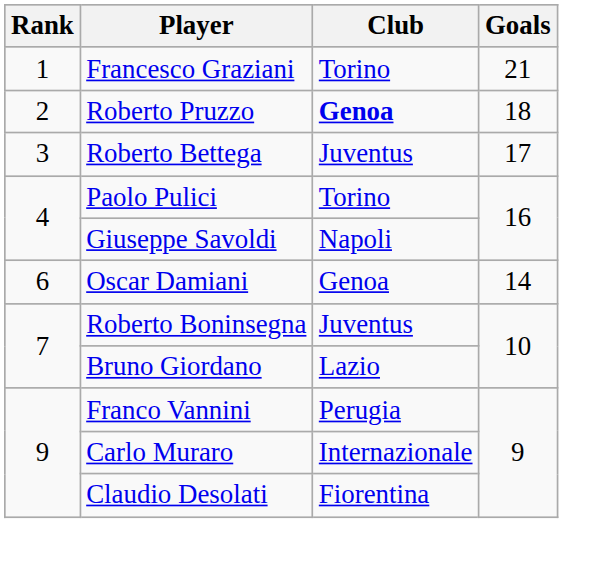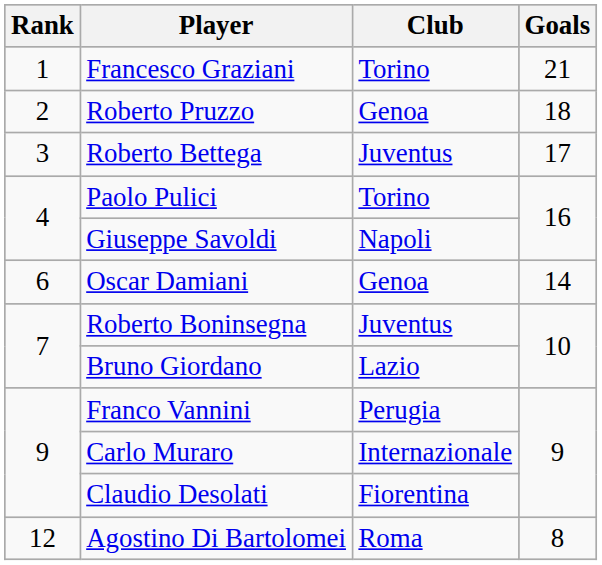(356, 111) bold -> (393, 111) normal
+ row: (216, 537)
